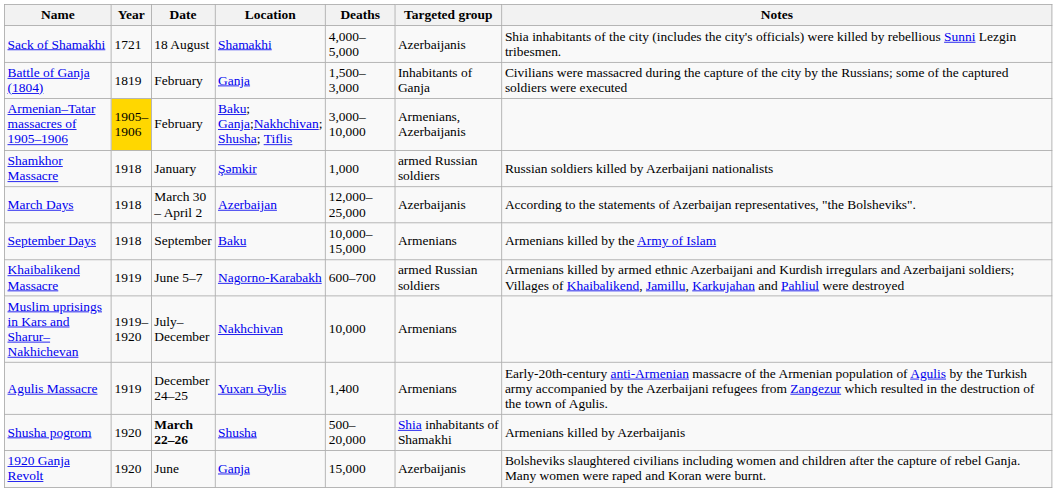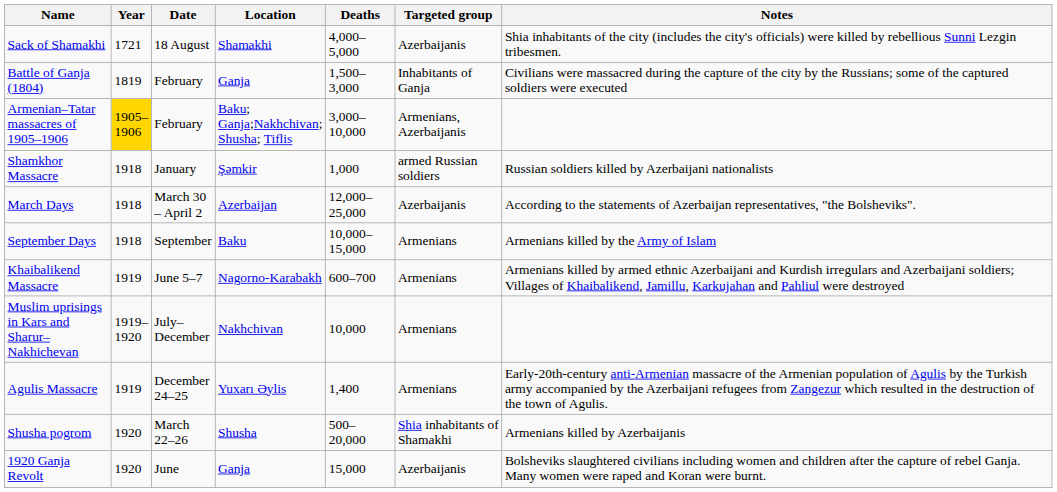(438, 277) armed Russian soldiers -> (427, 277) Armenians
(174, 432) bold -> (172, 432) normal
